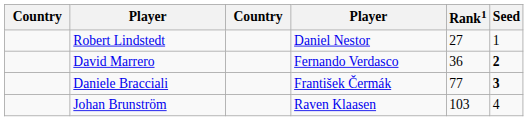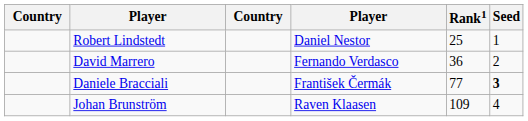(456, 40) 27 -> (456, 40) 25
(496, 62) bold -> (496, 62) normal
(459, 105) 103 -> (459, 105) 109
